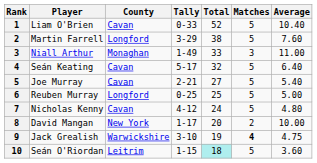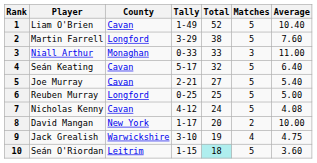(187, 25) 0-33 -> (187, 25) 1-49
(187, 53) 1-49 -> (187, 53) 0-33
(292, 109) 4.80 -> (292, 109) 4.08
(252, 137) bold -> (252, 137) normal
